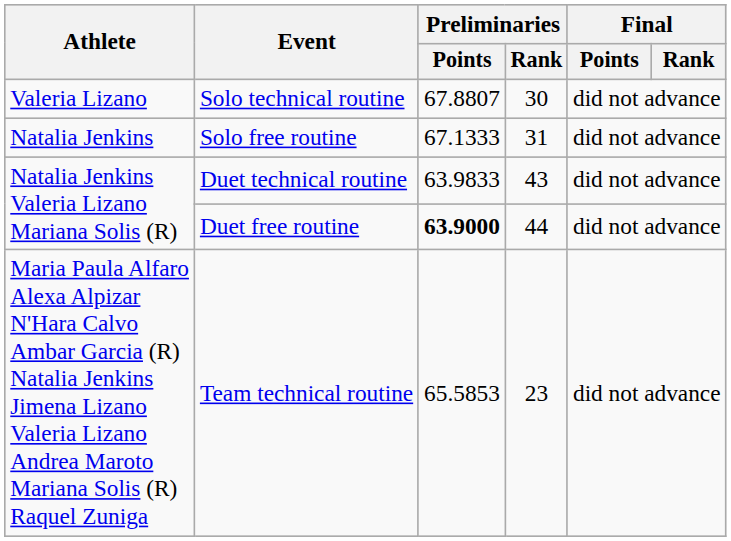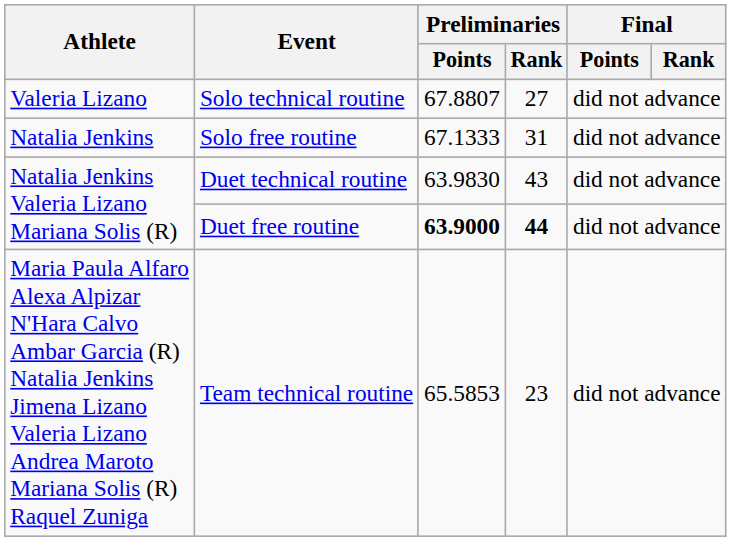(536, 99) 30 -> (536, 99) 27
(462, 180) 63.9833 -> (462, 180) 63.9830
(536, 226) normal -> (536, 226) bold
